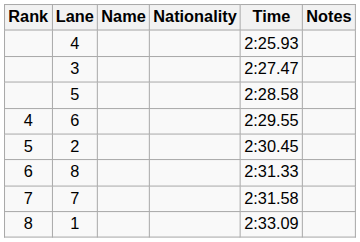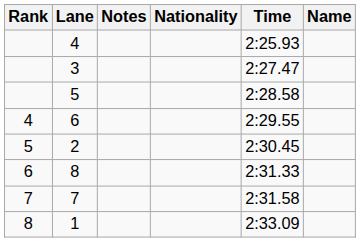columns swapped: (124, 17) <-> (329, 17)
